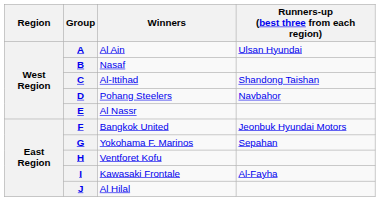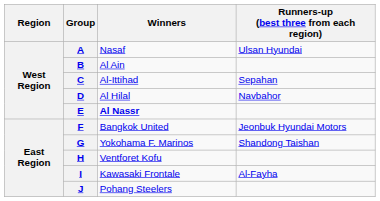(112, 49) Al Ain -> (112, 49) Nasaf
(112, 65) Nasaf -> (112, 65) Al Ain
(279, 80) Shandong Taishan -> (258, 80) Sepahan
(136, 96) Pohang Steelers -> (115, 96) Al Hilal
(118, 111) normal -> (120, 111) bold
(258, 142) Sepahan -> (279, 142) Shandong Taishan
(115, 188) Al Hilal -> (136, 188) Pohang Steelers
